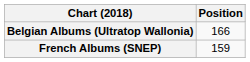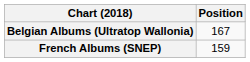(221, 31) 166 -> (221, 31) 167
